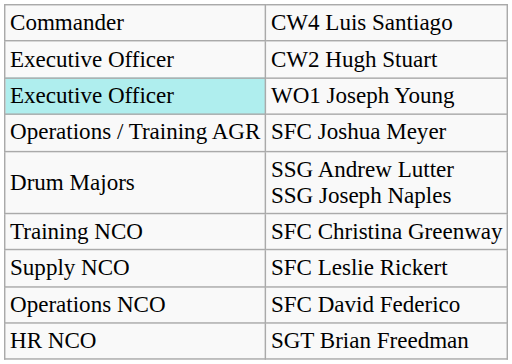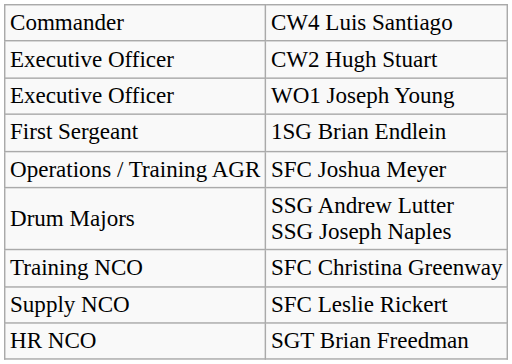(92, 95) paleturquoise background -> (92, 95) no background
+ row: (359, 132)
- row: (366, 304)
